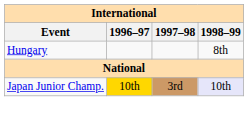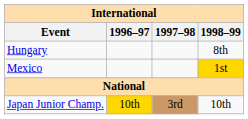+ row: (25, 68)
(221, 86) lavender background -> (221, 104) no background
